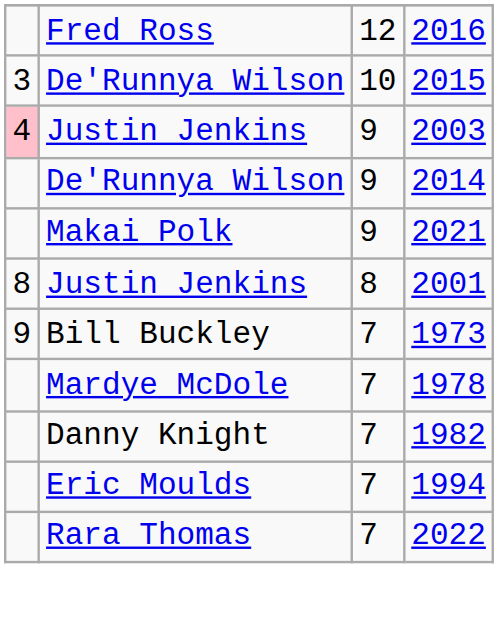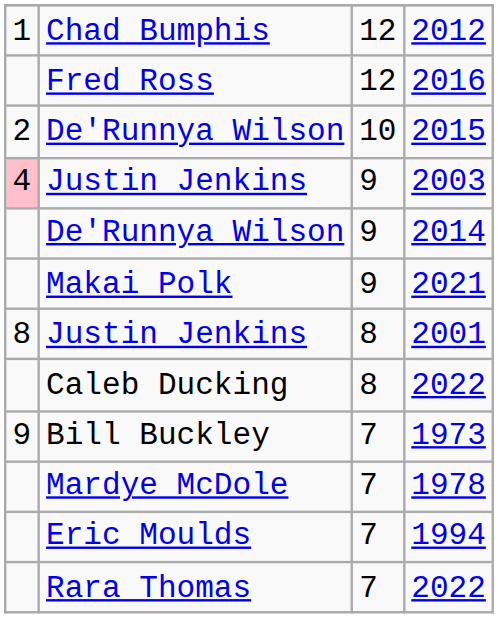+ row: (158, 31)
(22, 81) 3 -> (22, 132) 2
+ row: (167, 385)
- row: (158, 436)
